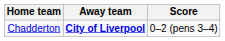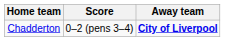columns swapped: (184, 12) <-> (105, 12)
